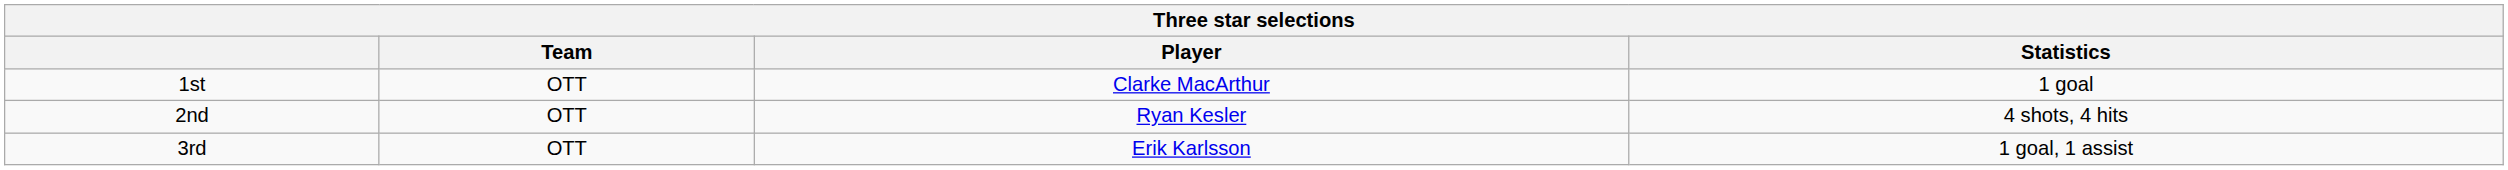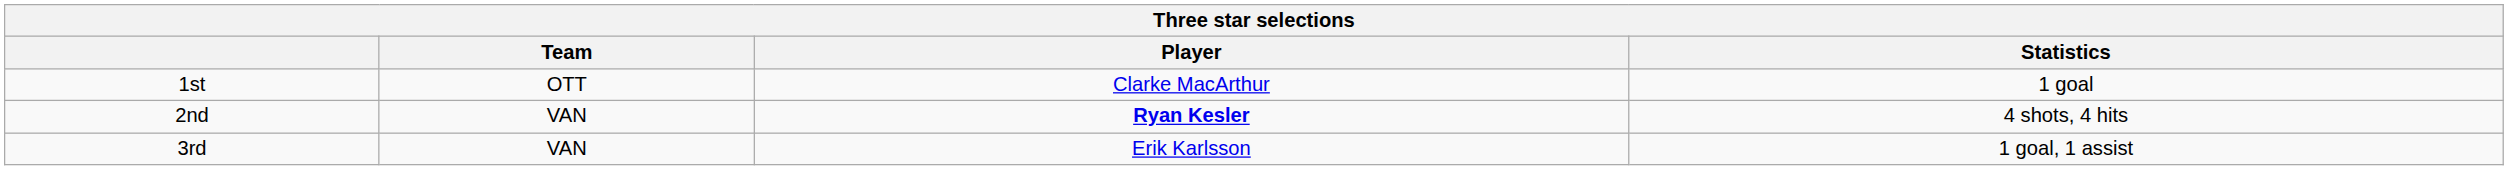(567, 116) OTT -> (567, 116) VAN
(1191, 116) normal -> (1191, 116) bold
(567, 148) OTT -> (567, 148) VAN
